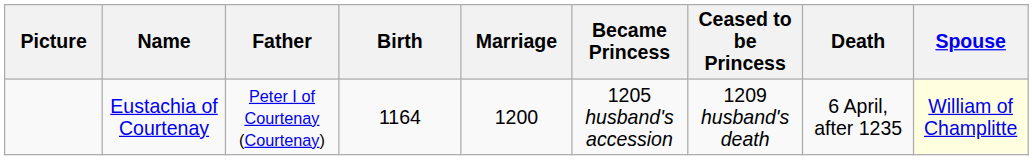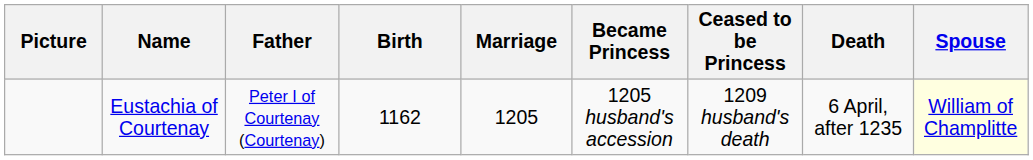(400, 116) 1164 -> (400, 116) 1162
(516, 116) 1200 -> (516, 116) 1205
